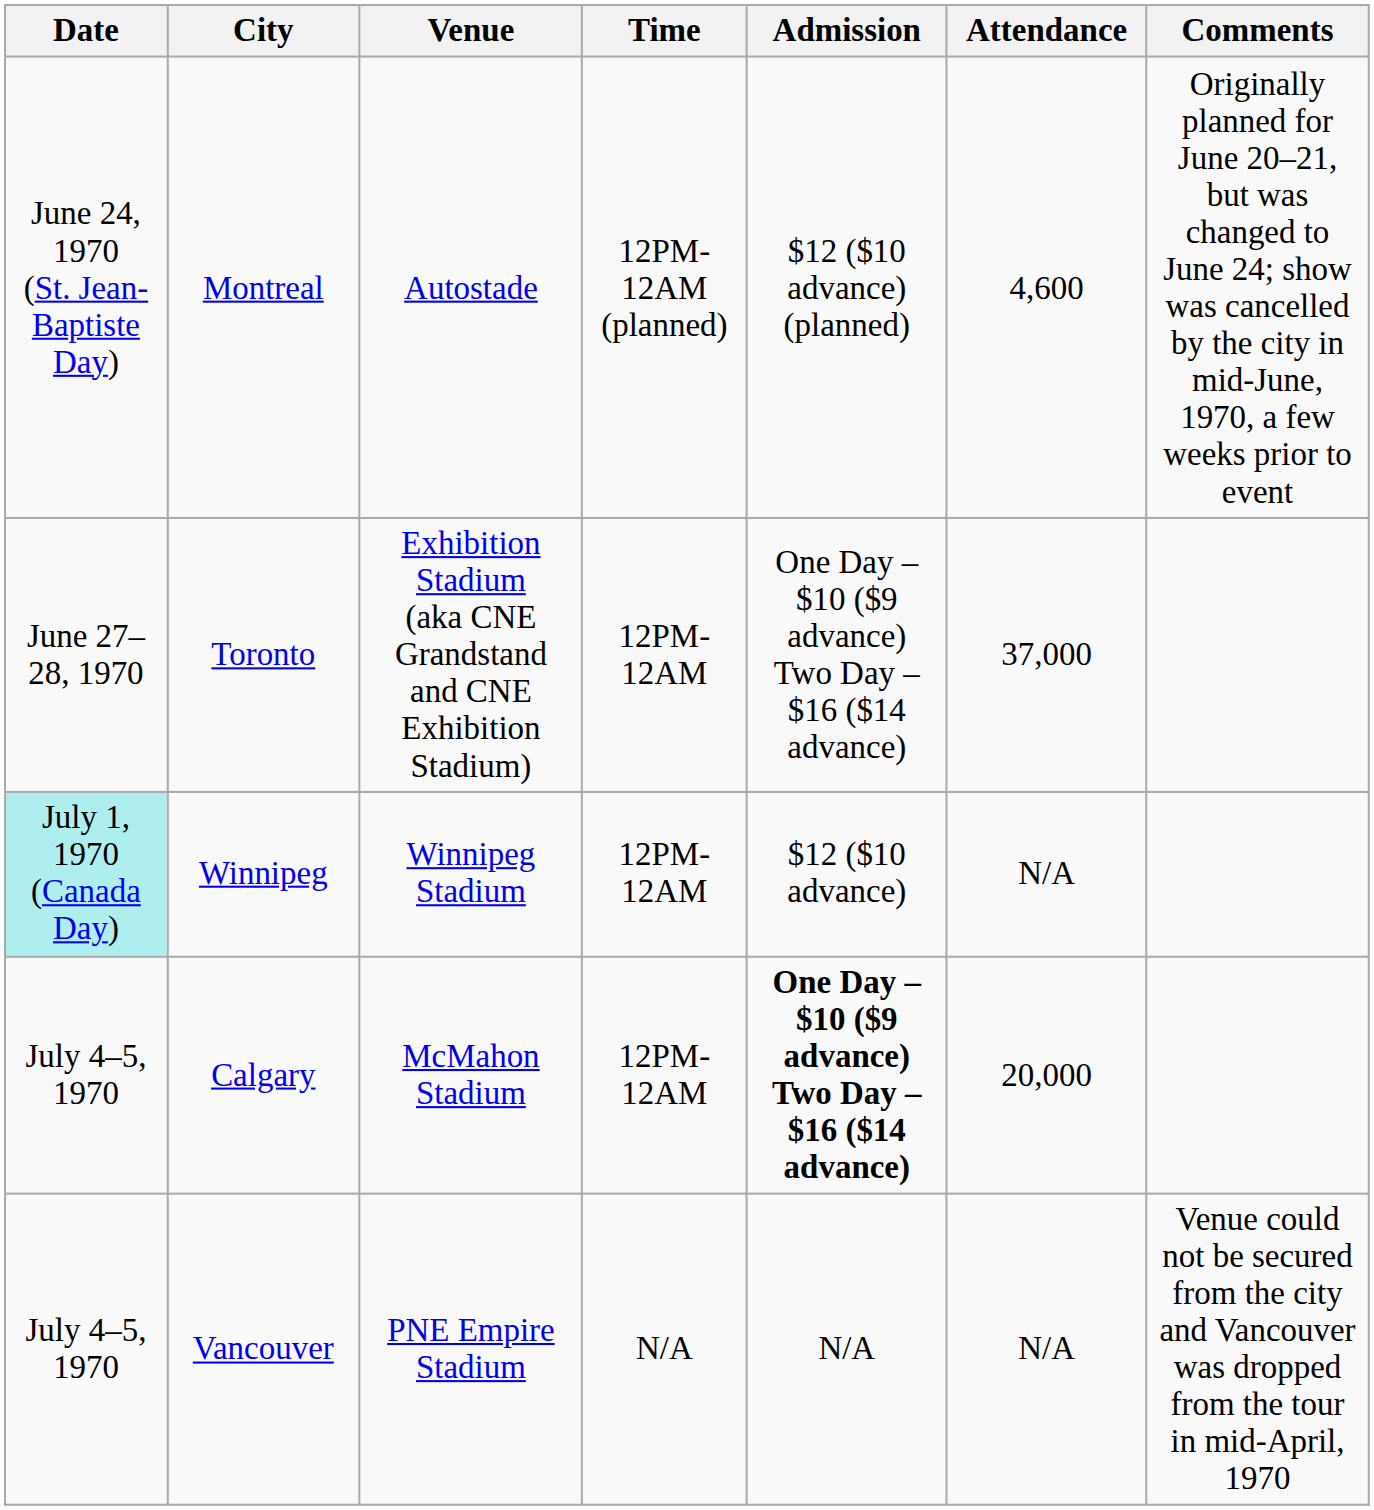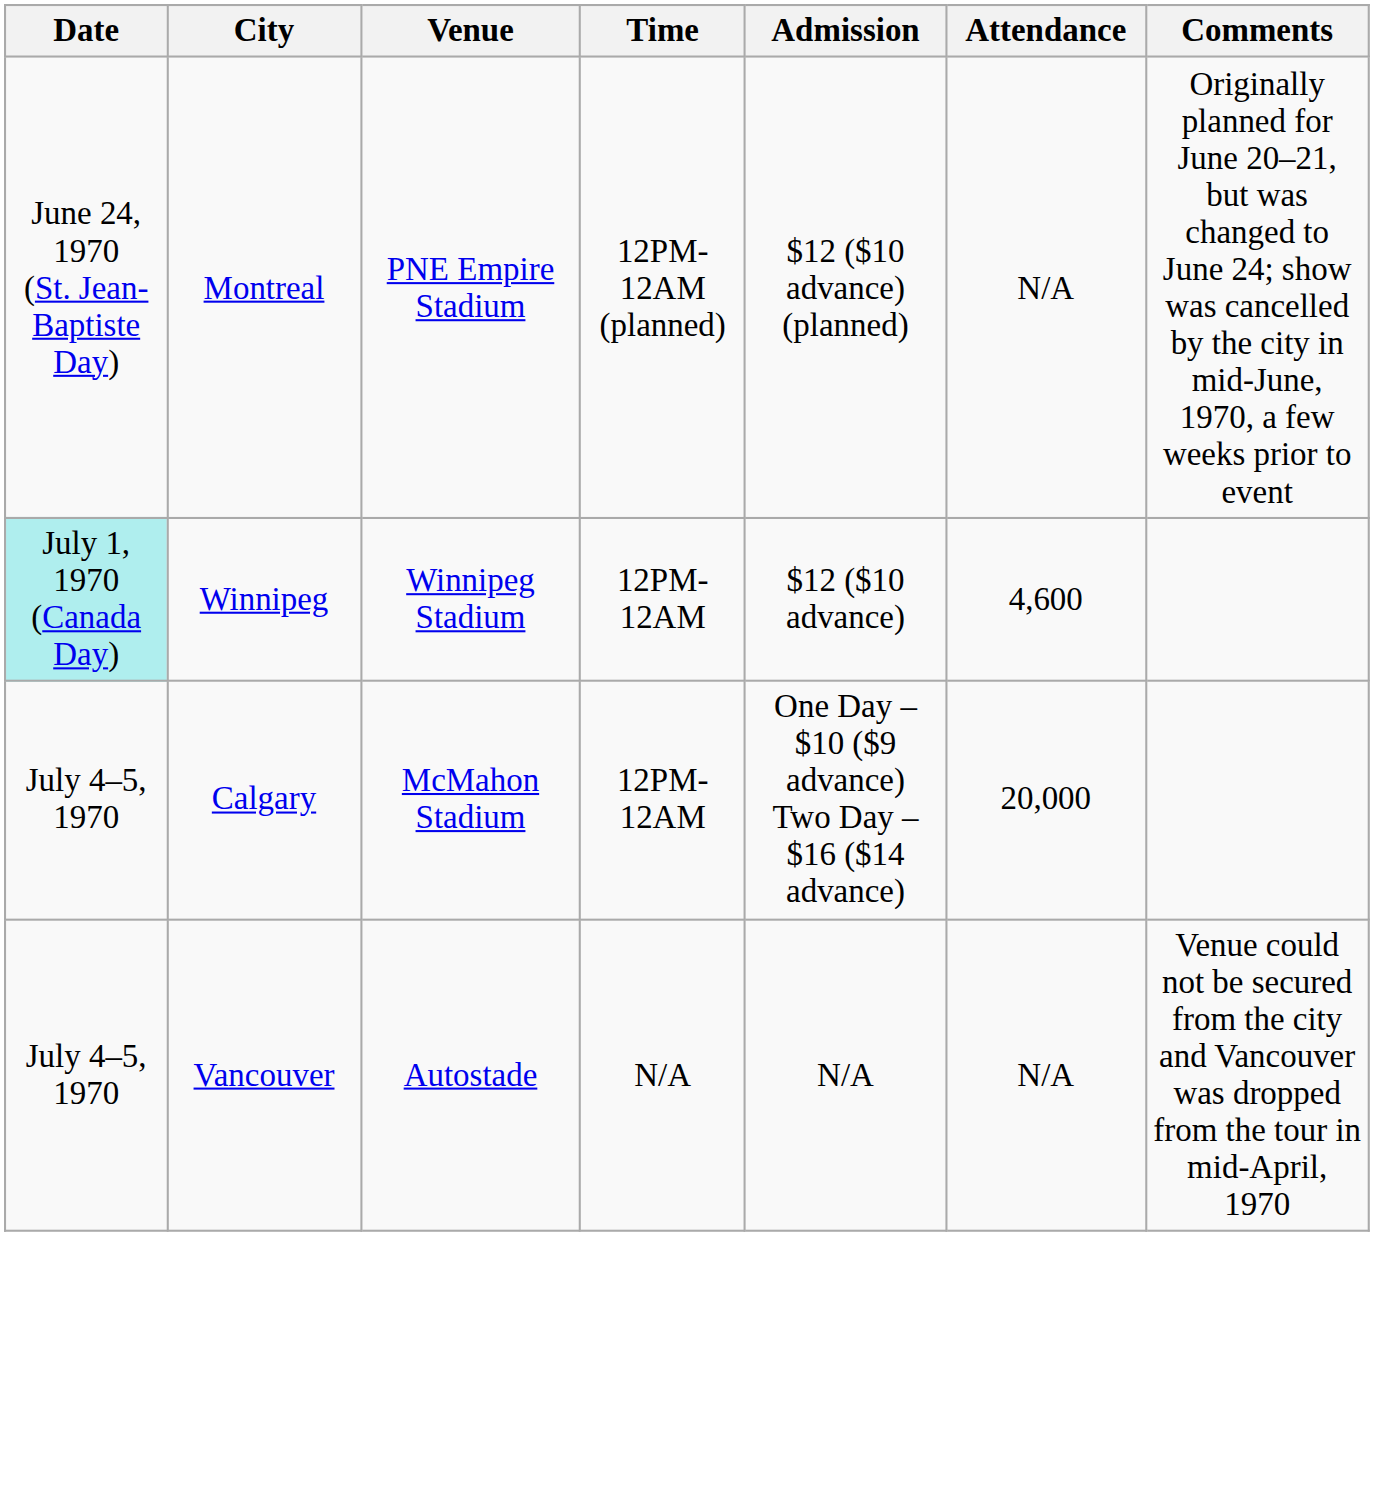(471, 286) Autostade -> (471, 286) PNE Empire Stadium
(1047, 286) 4,600 -> (1046, 286) N/A
- row: (263, 654)
(1047, 873) N/A -> (1046, 598) 4,600
(847, 1074) bold -> (846, 799) normal
(471, 1348) PNE Empire Stadium -> (470, 1074) Autostade
